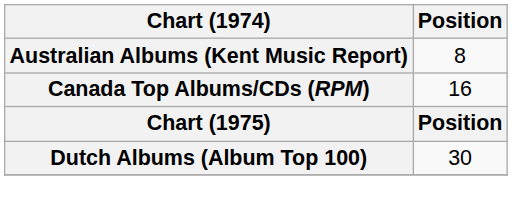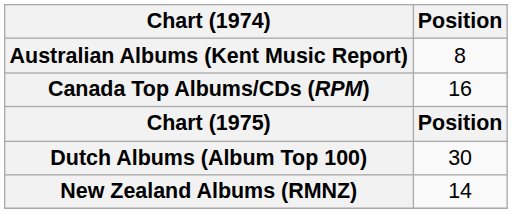+ row: (209, 191)
